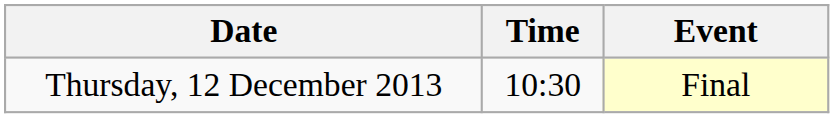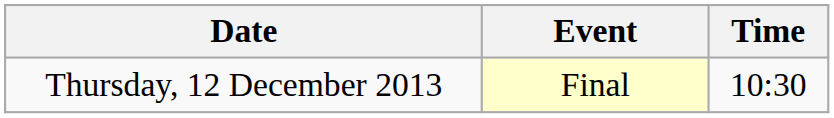columns swapped: (543, 31) <-> (716, 31)
